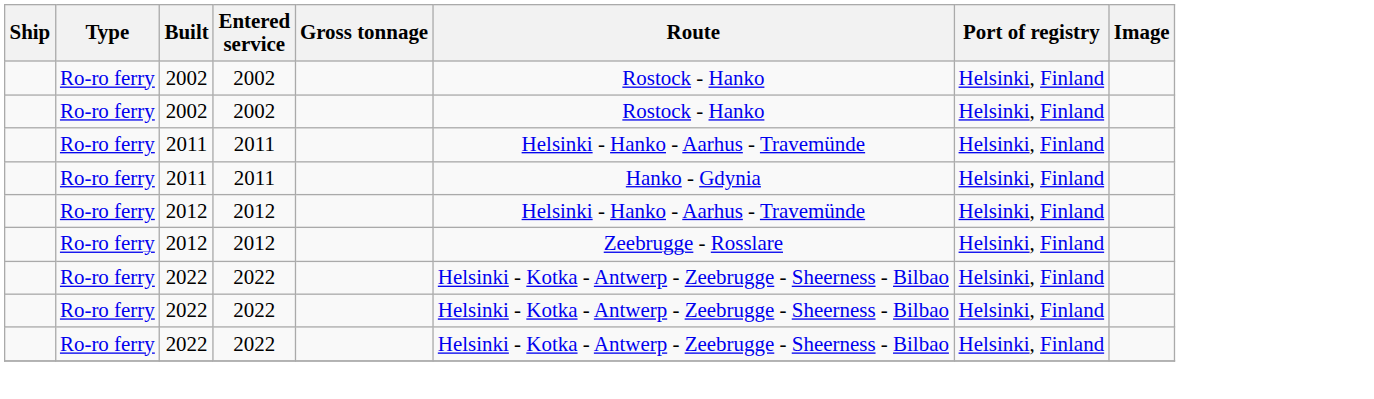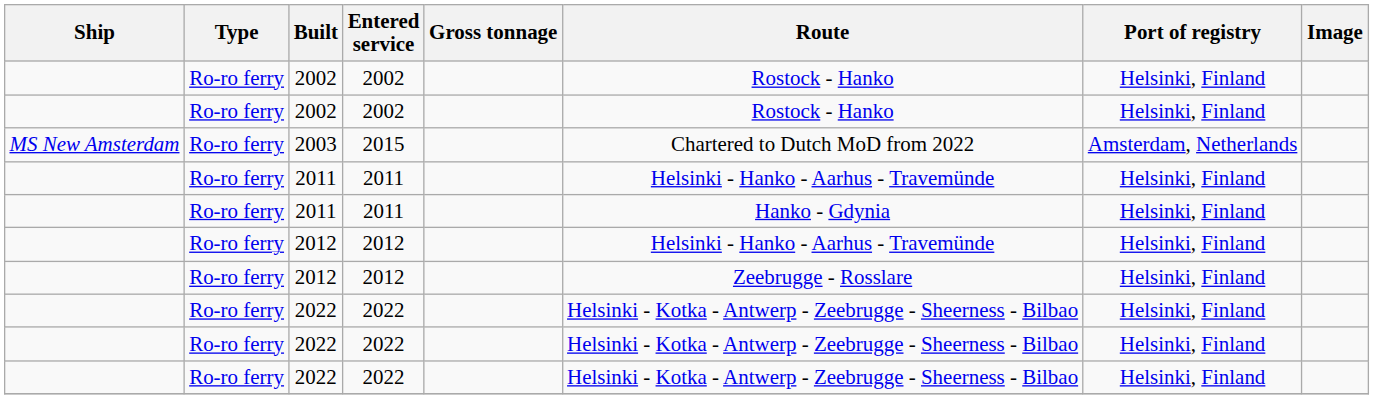+ row: (316, 144)
